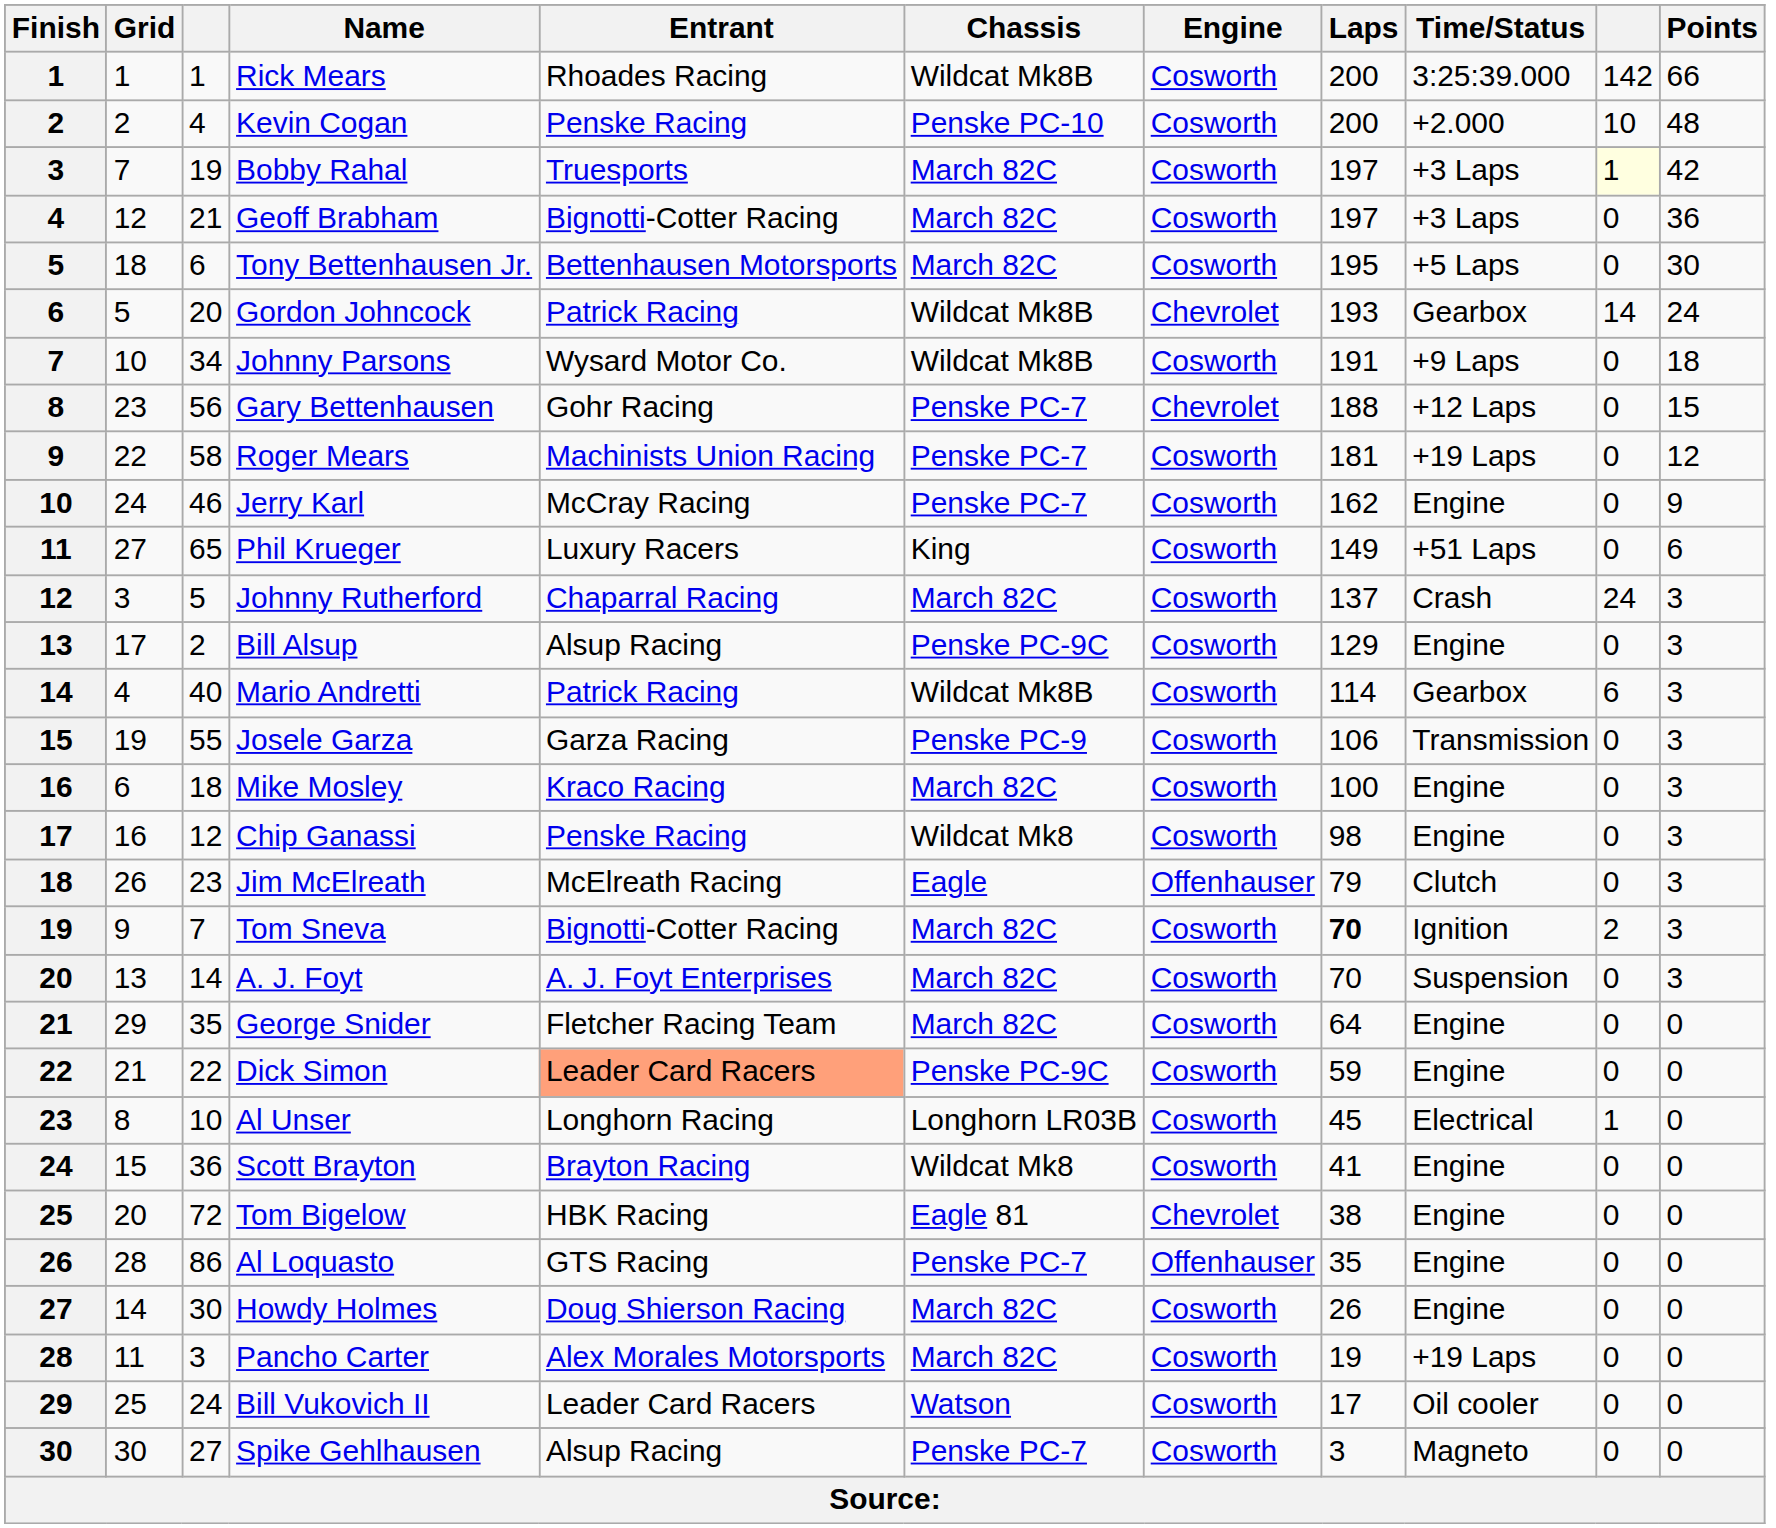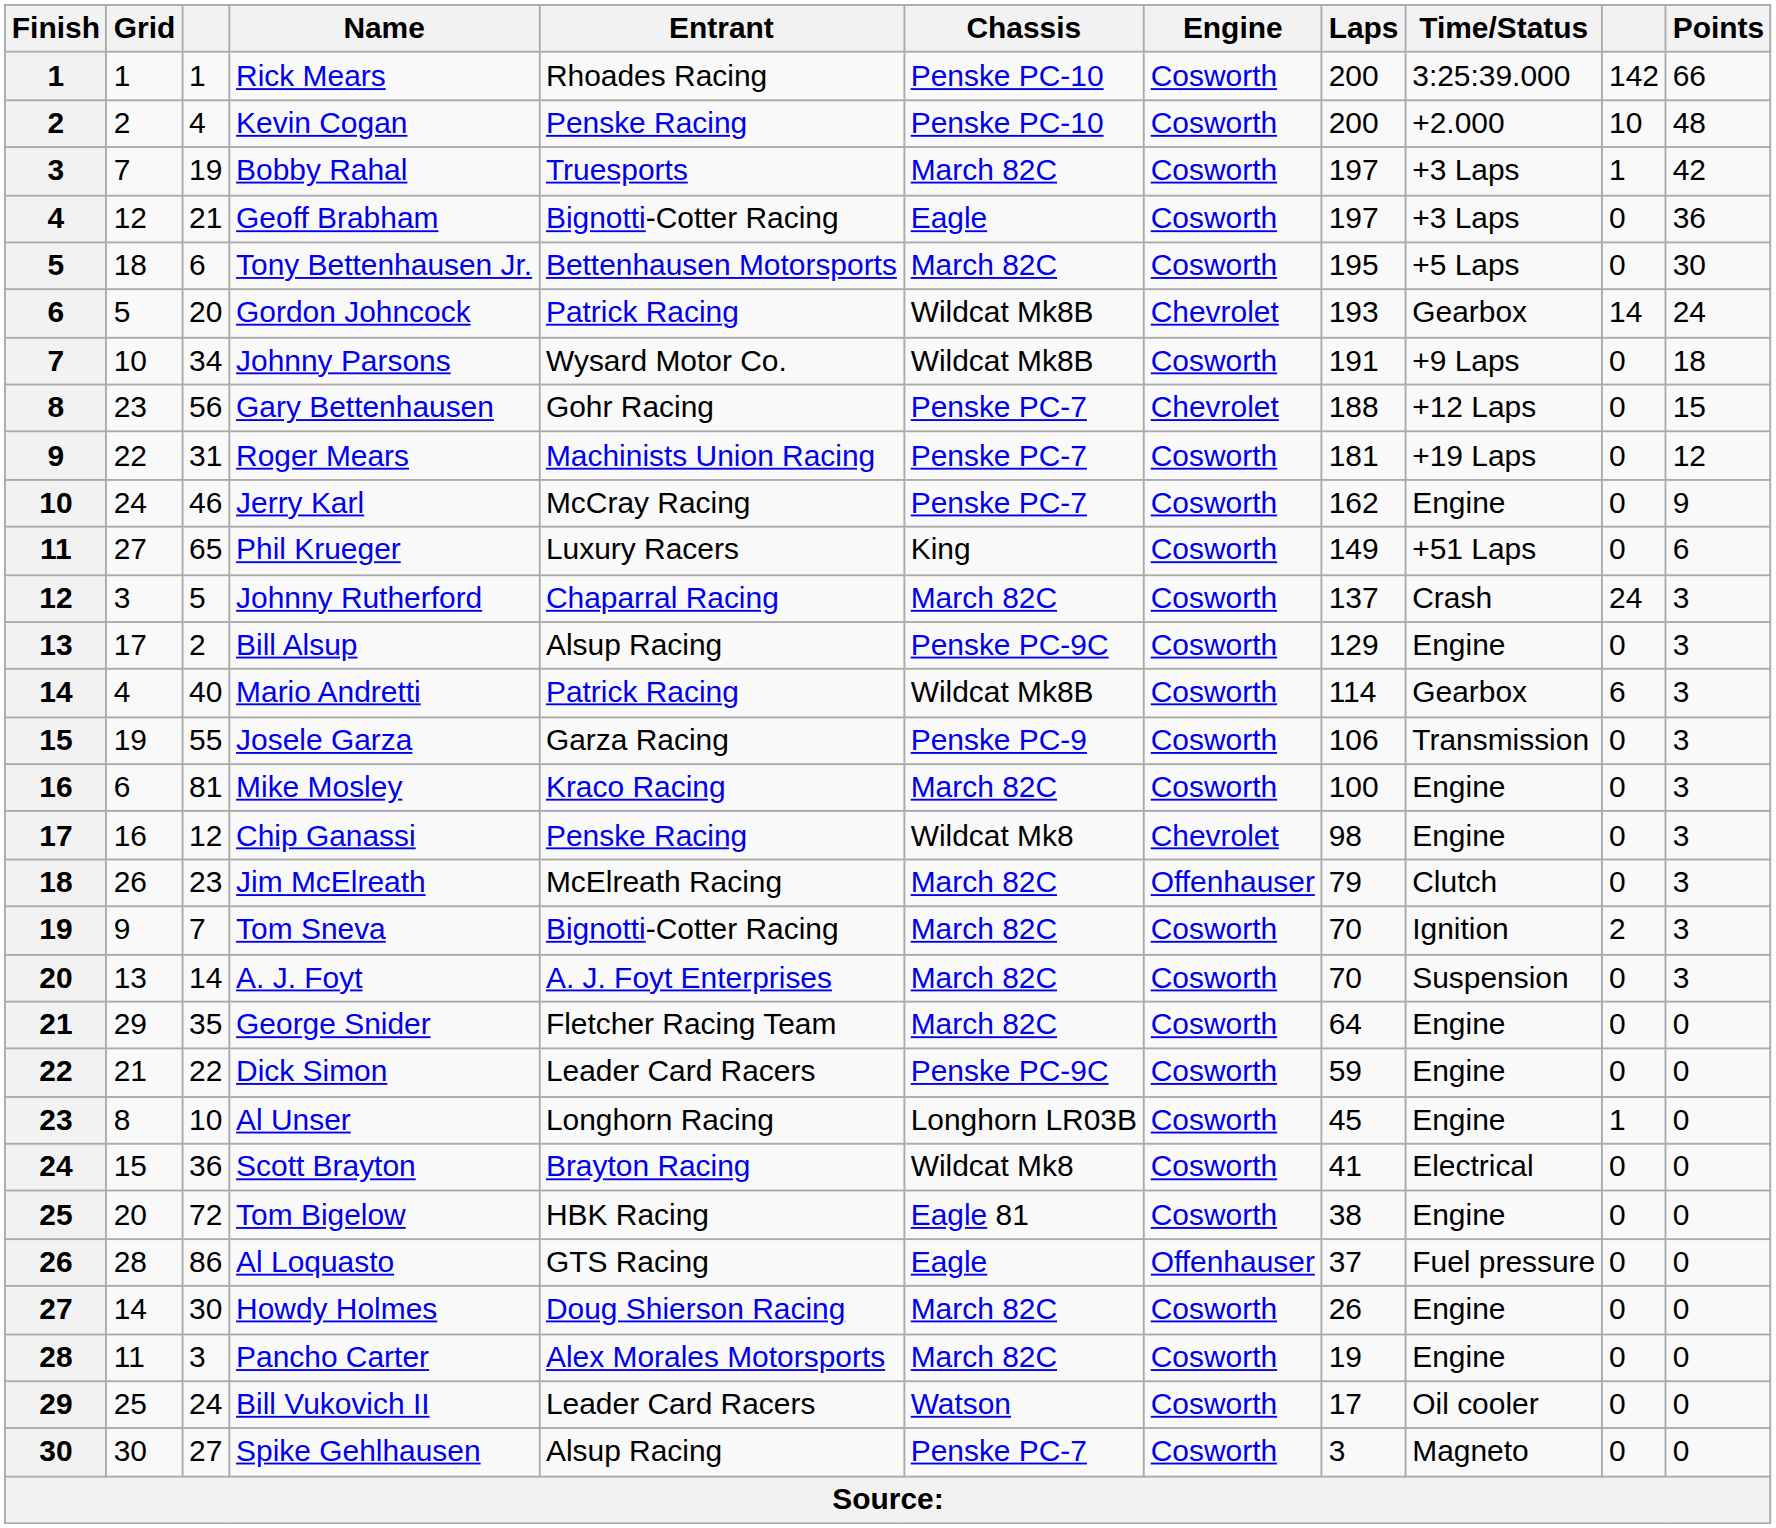(1002, 75) Wildcat Mk8B -> (1007, 75) Penske PC-10
(1611, 170) lightyellow background -> (1617, 170) no background
(984, 218) March 82C -> (949, 218) Eagle
(206, 455) 58 -> (206, 455) 31
(206, 787) 18 -> (206, 787) 81
(1214, 834) Cosworth -> (1215, 834) Chevrolet
(949, 882) Eagle -> (984, 882) March 82C
(1345, 929) bold -> (1345, 929) normal
(681, 1072) lightsalmon background -> (681, 1072) no background
(1473, 1119) Electrical -> (1459, 1119) Engine
(1459, 1167) Engine -> (1473, 1167) Electrical
(1215, 1214) Chevrolet -> (1214, 1214) Cosworth
(999, 1261) Penske PC-7 -> (949, 1261) Eagle
(1345, 1261) 35 -> (1345, 1261) 37
(1459, 1261) Engine -> (1504, 1261) Fuel pressure
(1474, 1356) +19 Laps -> (1459, 1356) Engine
